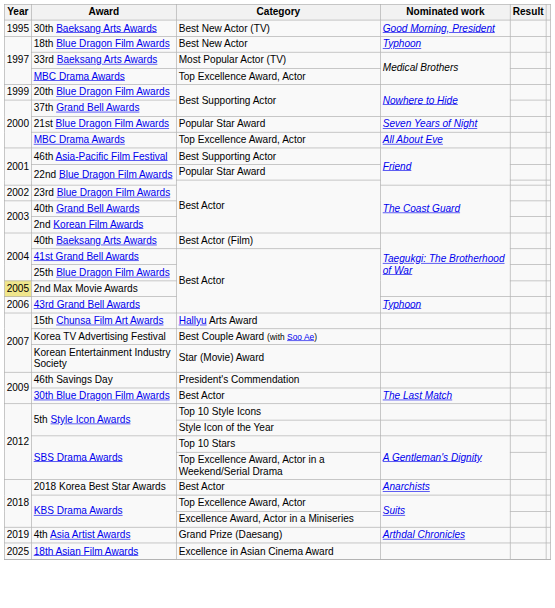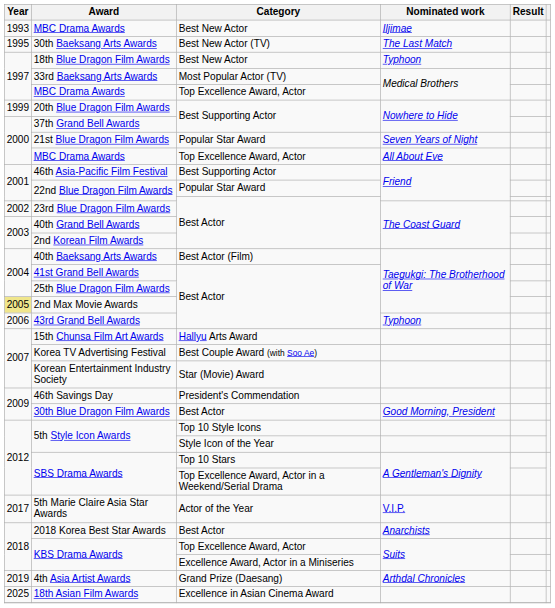+ row: (79, 28)
(439, 28) Good Morning, President -> (417, 44) The Last Match
(417, 396) The Last Match -> (439, 412) Good Morning, President
+ row: (91, 509)
